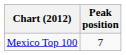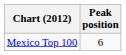(100, 42) 7 -> (100, 42) 6
